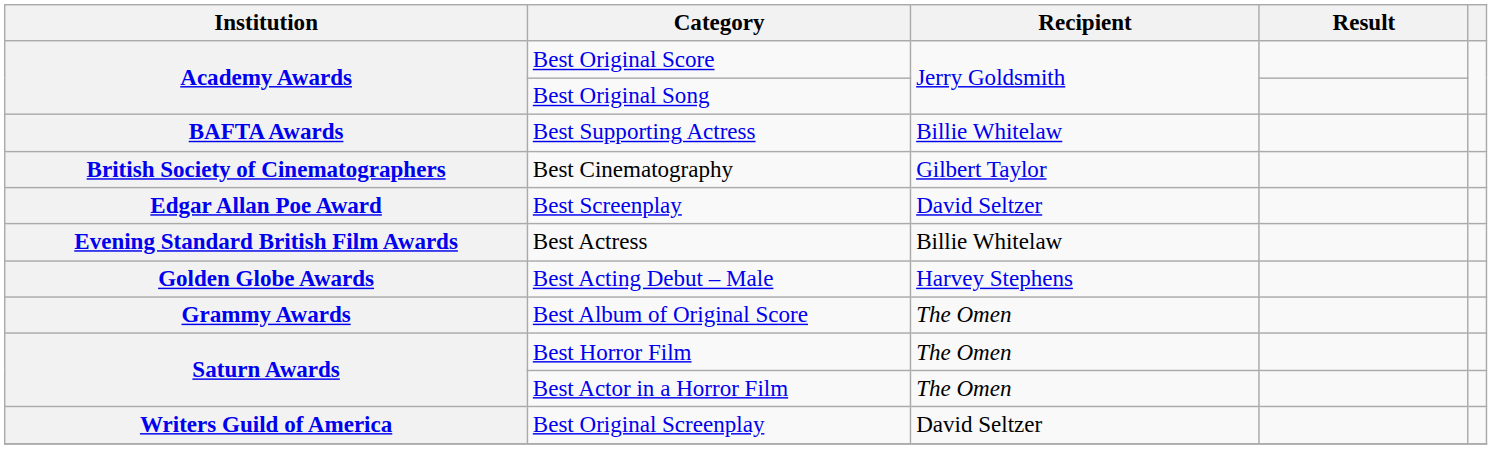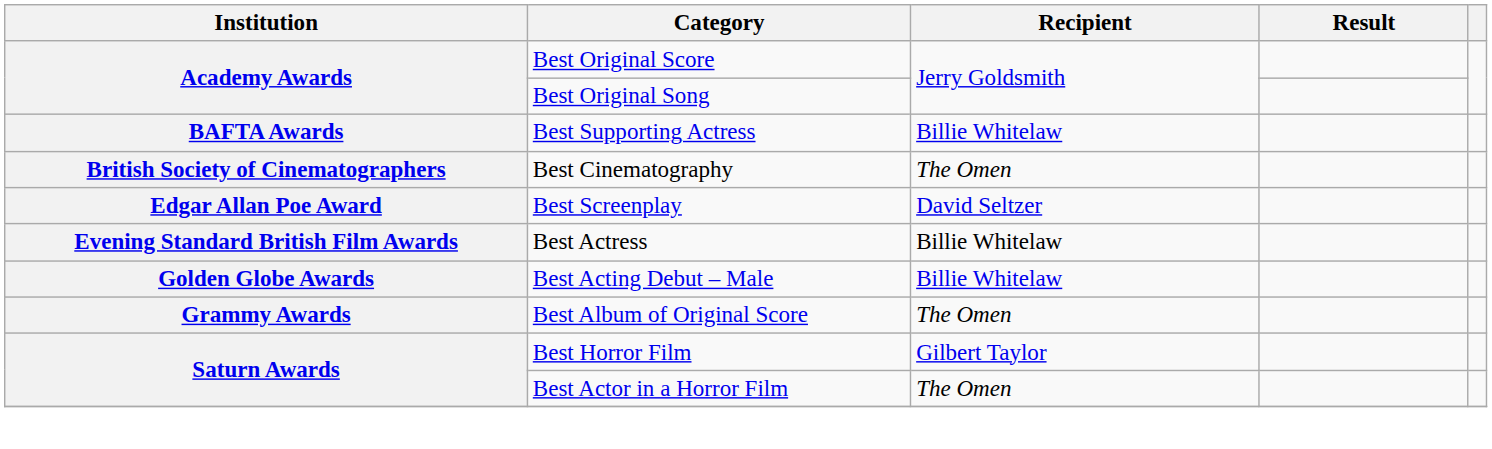(981, 168) Gilbert Taylor -> (964, 168) The Omen
(995, 278) Harvey Stephens -> (989, 278) Billie Whitelaw
(964, 351) The Omen -> (981, 351) Gilbert Taylor
- row: (649, 424)
